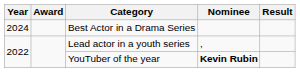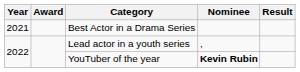(18, 28) 2024 -> (18, 28) 2021
